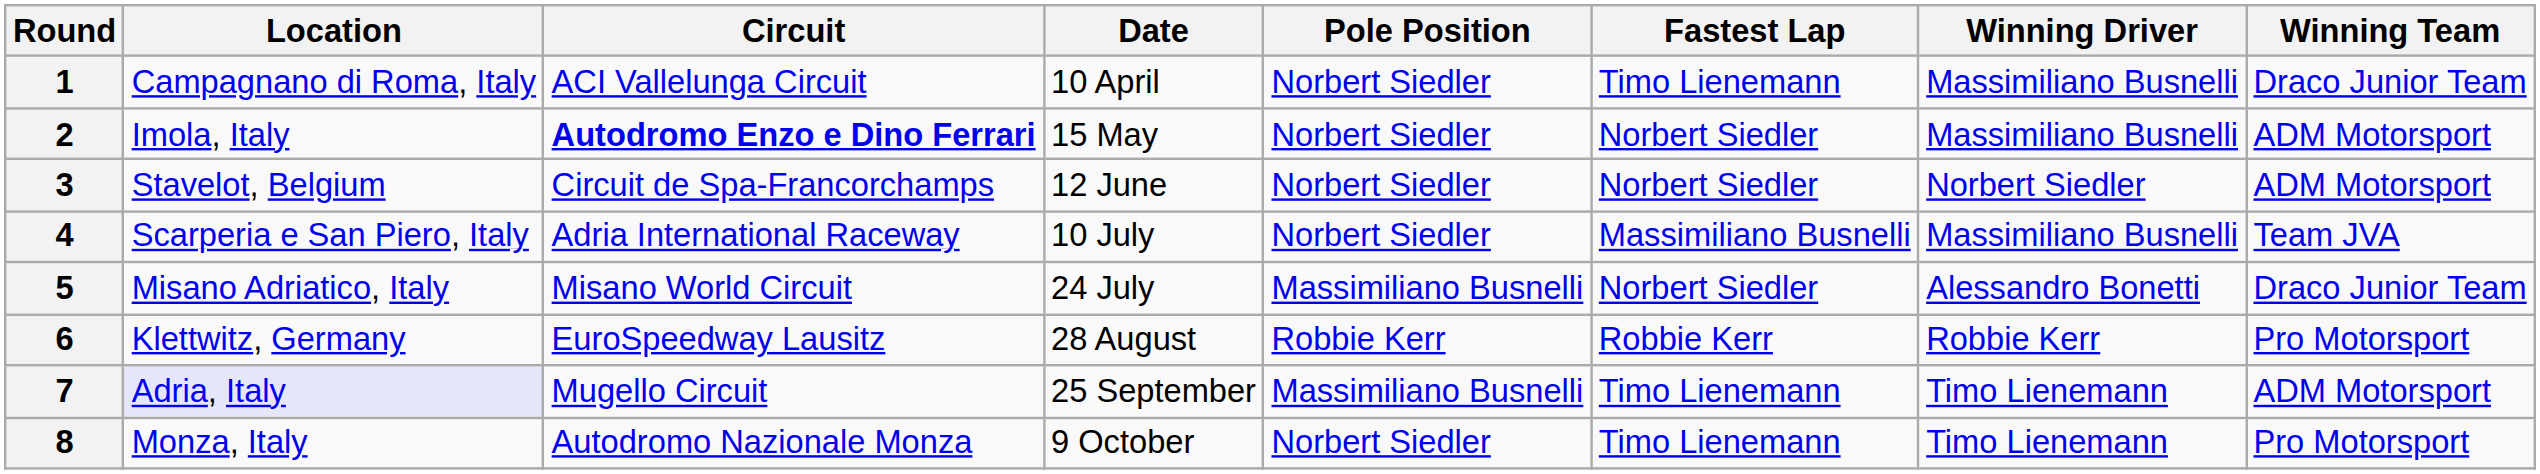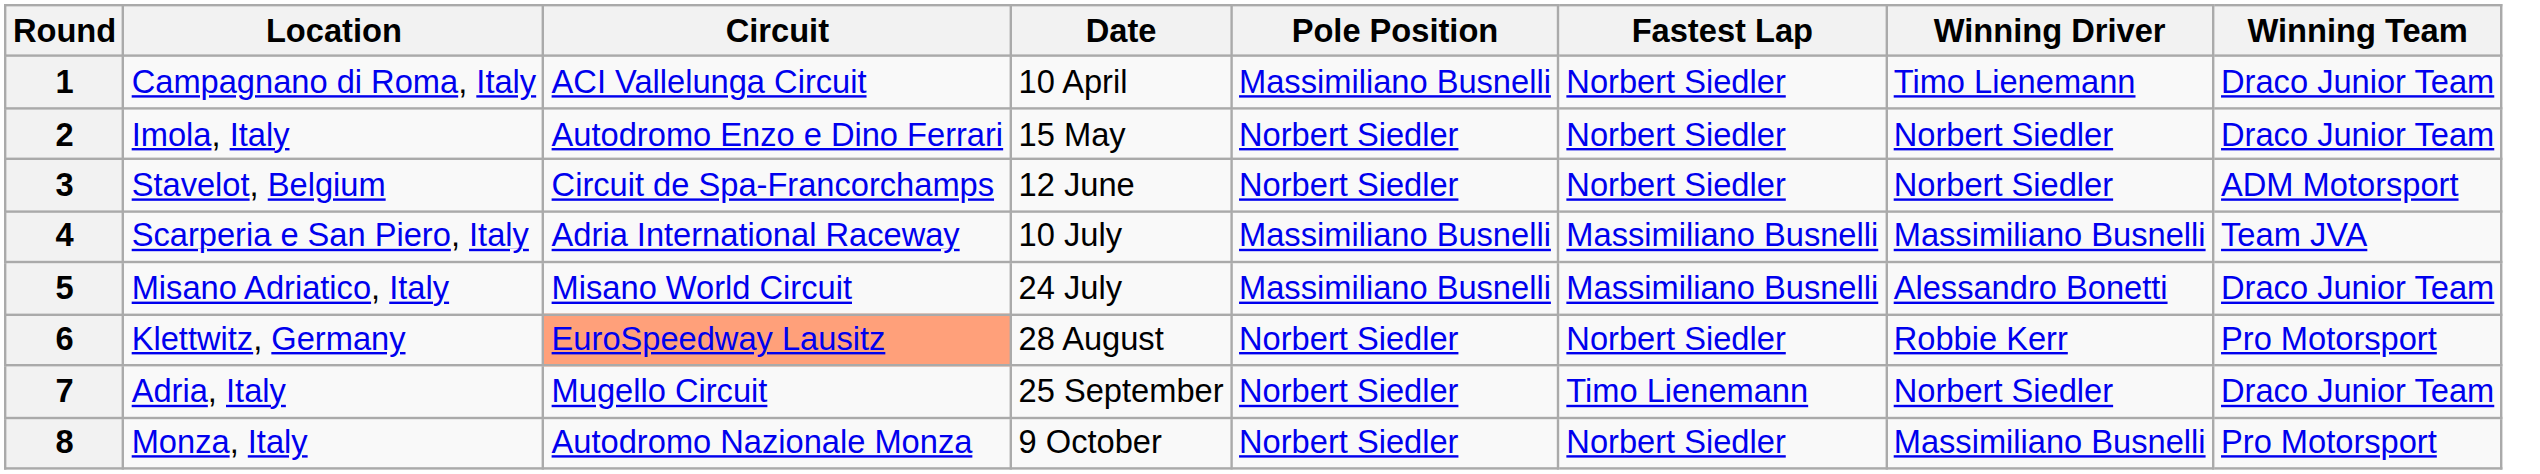(1381, 82) Norbert Siedler -> (1395, 82) Massimiliano Busnelli
(1720, 82) Timo Lienemann -> (1676, 82) Norbert Siedler
(2082, 82) Massimiliano Busnelli -> (2015, 82) Timo Lienemann
(794, 133) bold -> (777, 133) normal
(2082, 133) Massimiliano Busnelli -> (2003, 133) Norbert Siedler
(2372, 133) ADM Motorsport -> (2358, 133) Draco Junior Team
(1381, 236) Norbert Siedler -> (1395, 236) Massimiliano Busnelli
(1709, 288) Norbert Siedler -> (1722, 288) Massimiliano Busnelli
(718, 339) no background -> (718, 339) lightsalmon background
(1359, 339) Robbie Kerr -> (1349, 339) Norbert Siedler
(1686, 339) Robbie Kerr -> (1676, 339) Norbert Siedler
(209, 391) lavender background -> (209, 391) no background
(1427, 391) Massimiliano Busnelli -> (1349, 391) Norbert Siedler
(2047, 391) Timo Lienemann -> (2003, 391) Norbert Siedler
(2372, 391) ADM Motorsport -> (2358, 391) Draco Junior Team
(1720, 442) Timo Lienemann -> (1676, 442) Norbert Siedler
(2047, 442) Timo Lienemann -> (2050, 442) Massimiliano Busnelli
